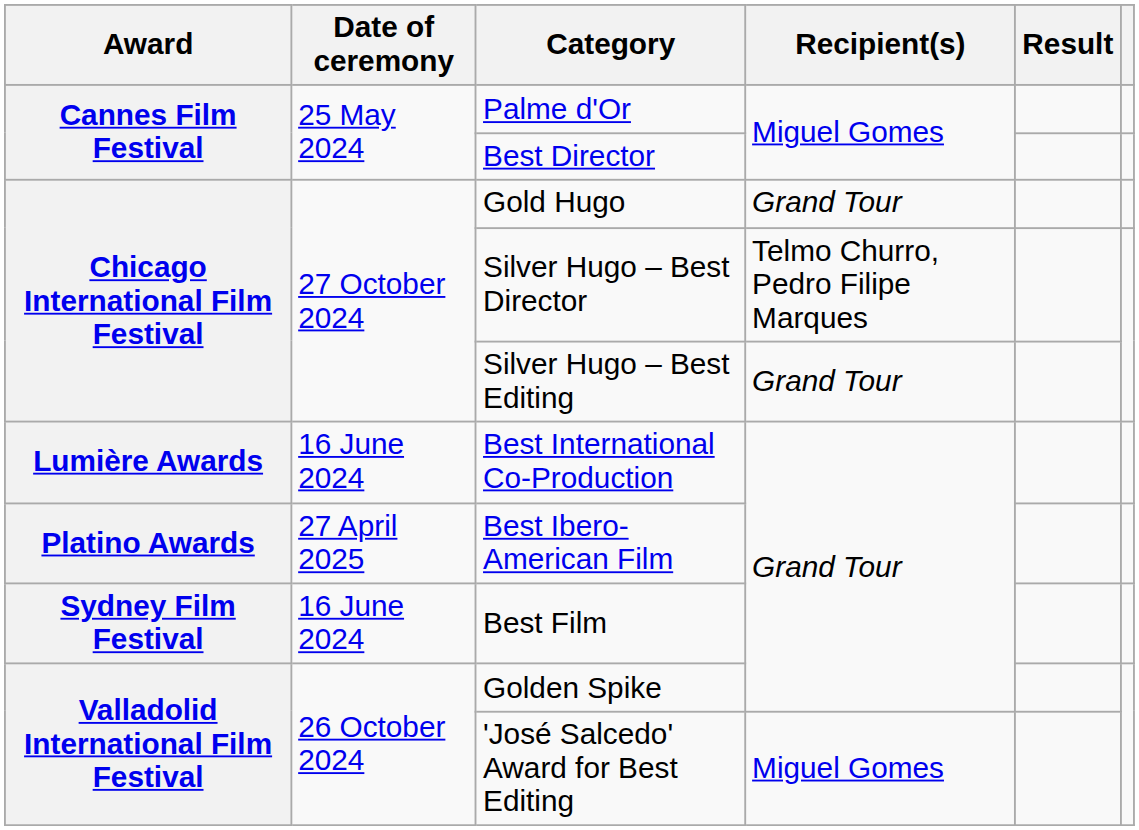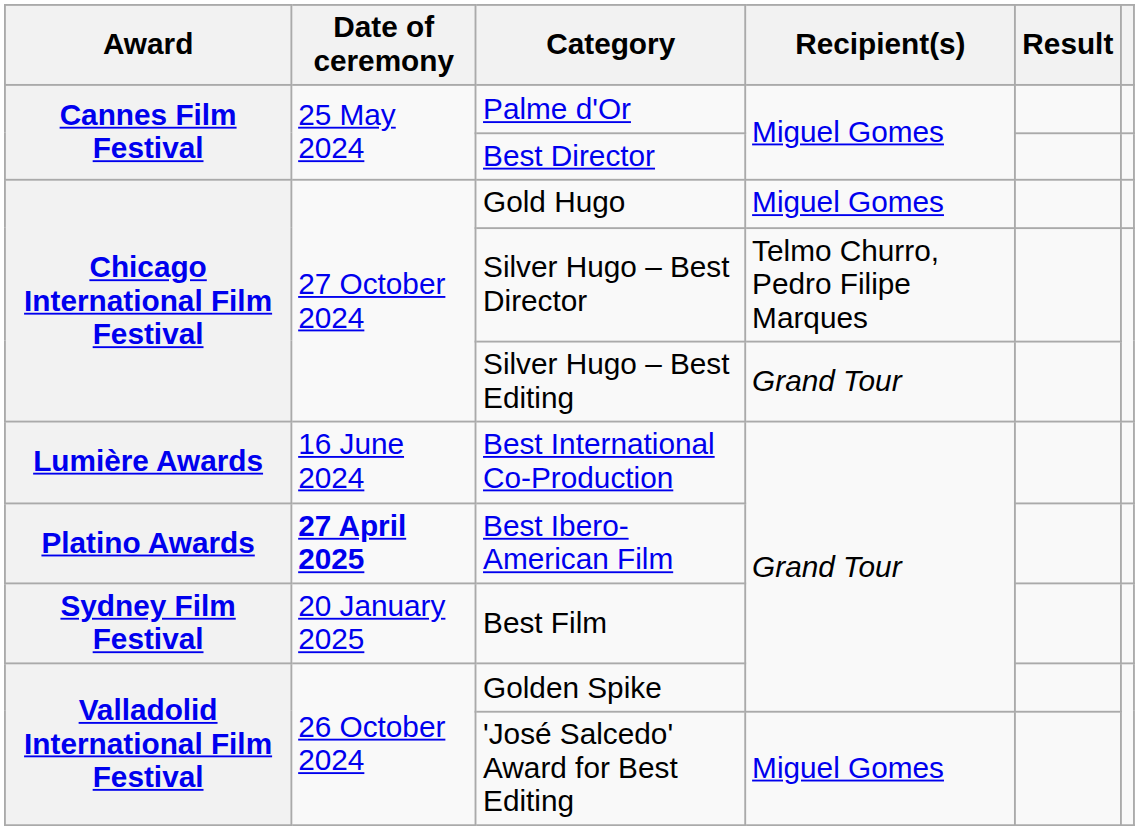(827, 203) Grand Tour -> (848, 203) Miguel Gomes
(348, 542) normal -> (352, 542) bold
(351, 623) 16 June 2024 -> (372, 623) 20 January 2025
